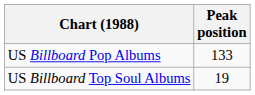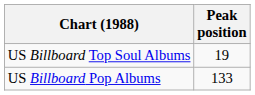rows swapped: (84, 55) <-> (99, 78)
